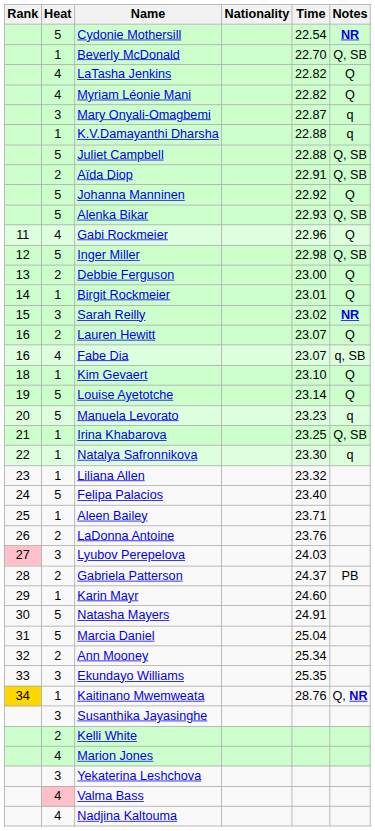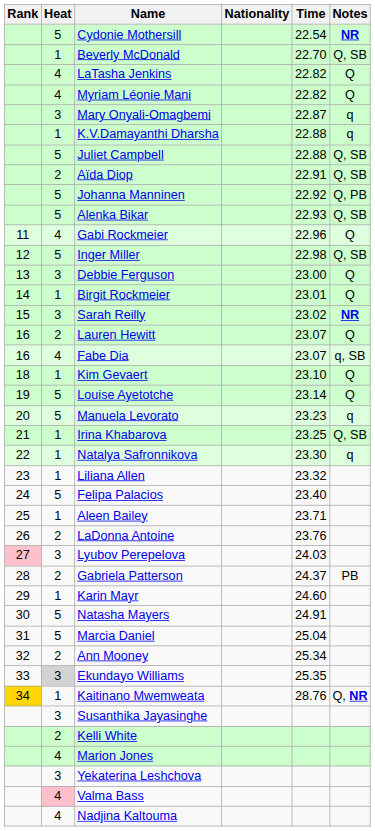(350, 194) Q -> (350, 194) Q, PB
(58, 275) 2 -> (58, 275) 3
(58, 676) no background -> (58, 676) lightgrey background
